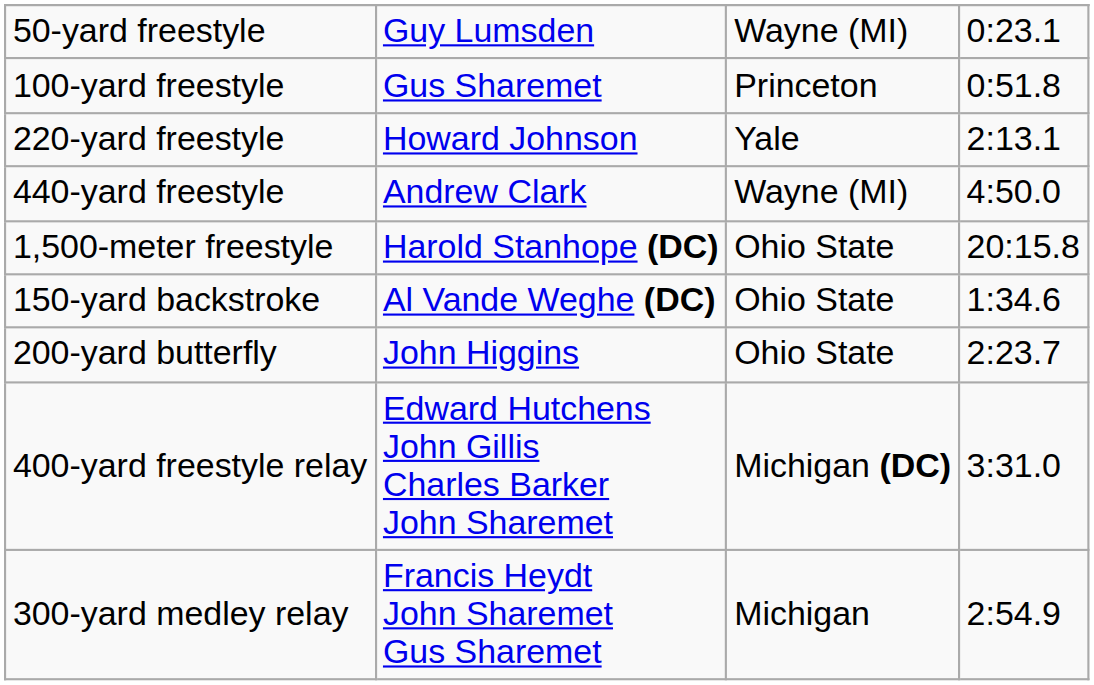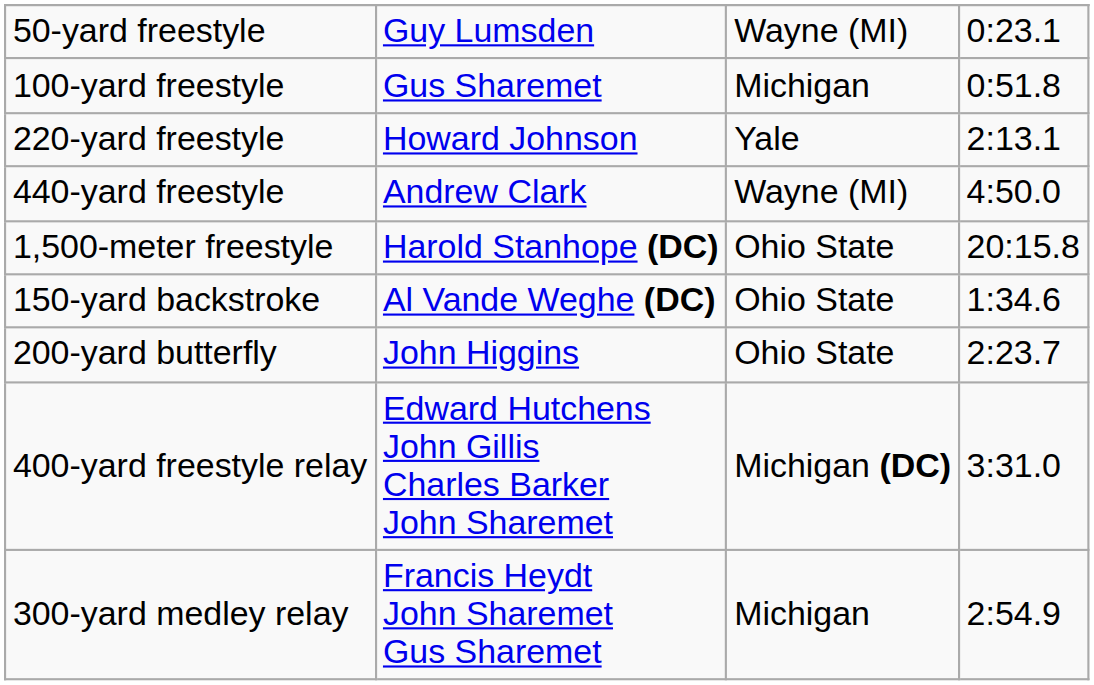(806, 85) Princeton -> (802, 85) Michigan
